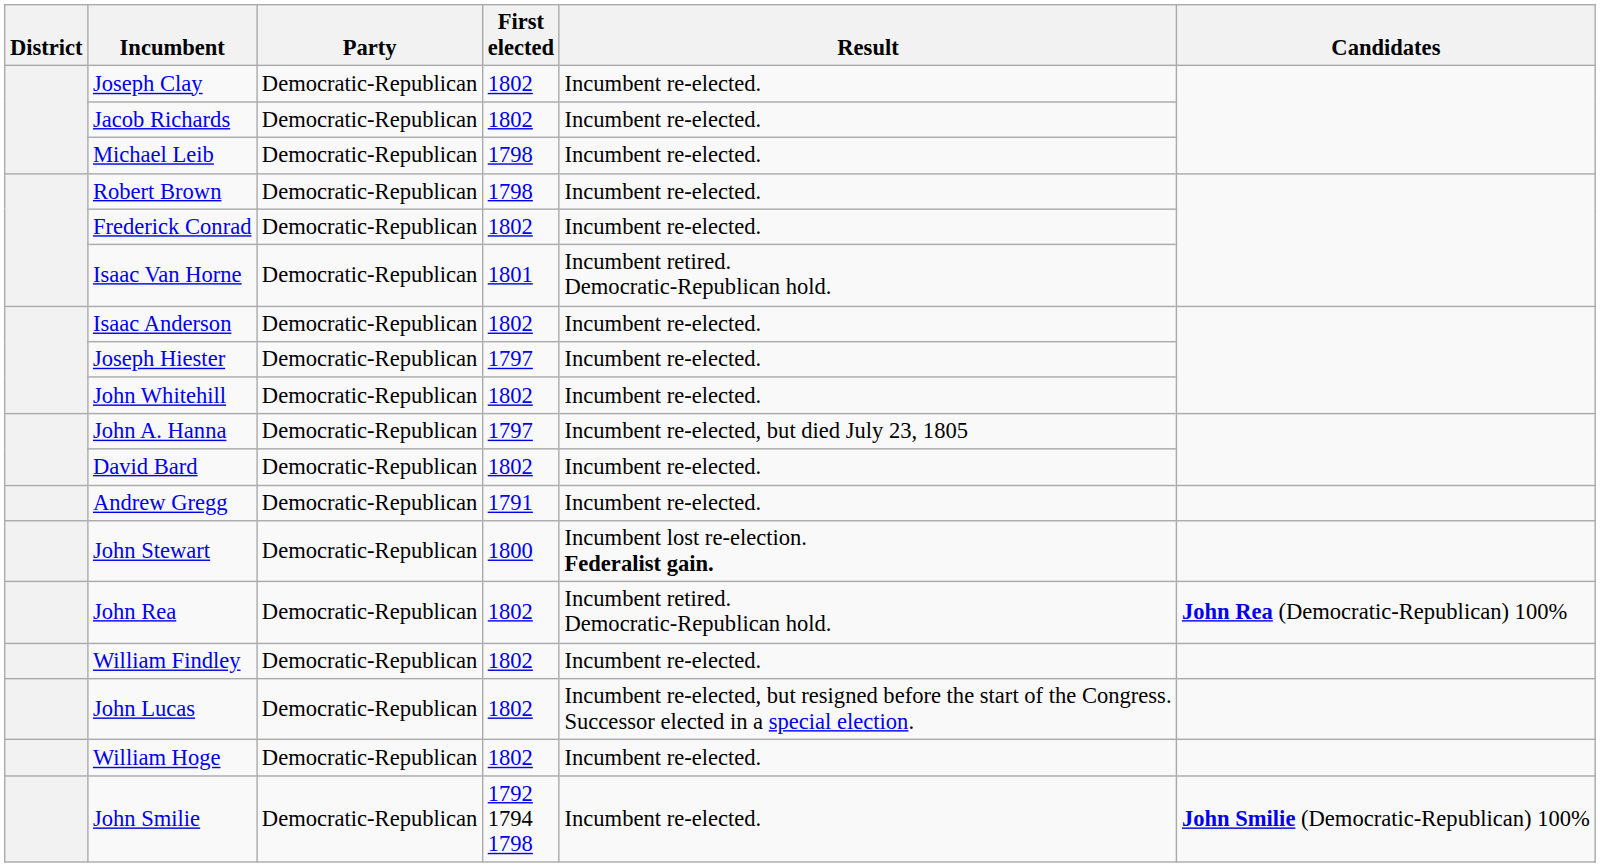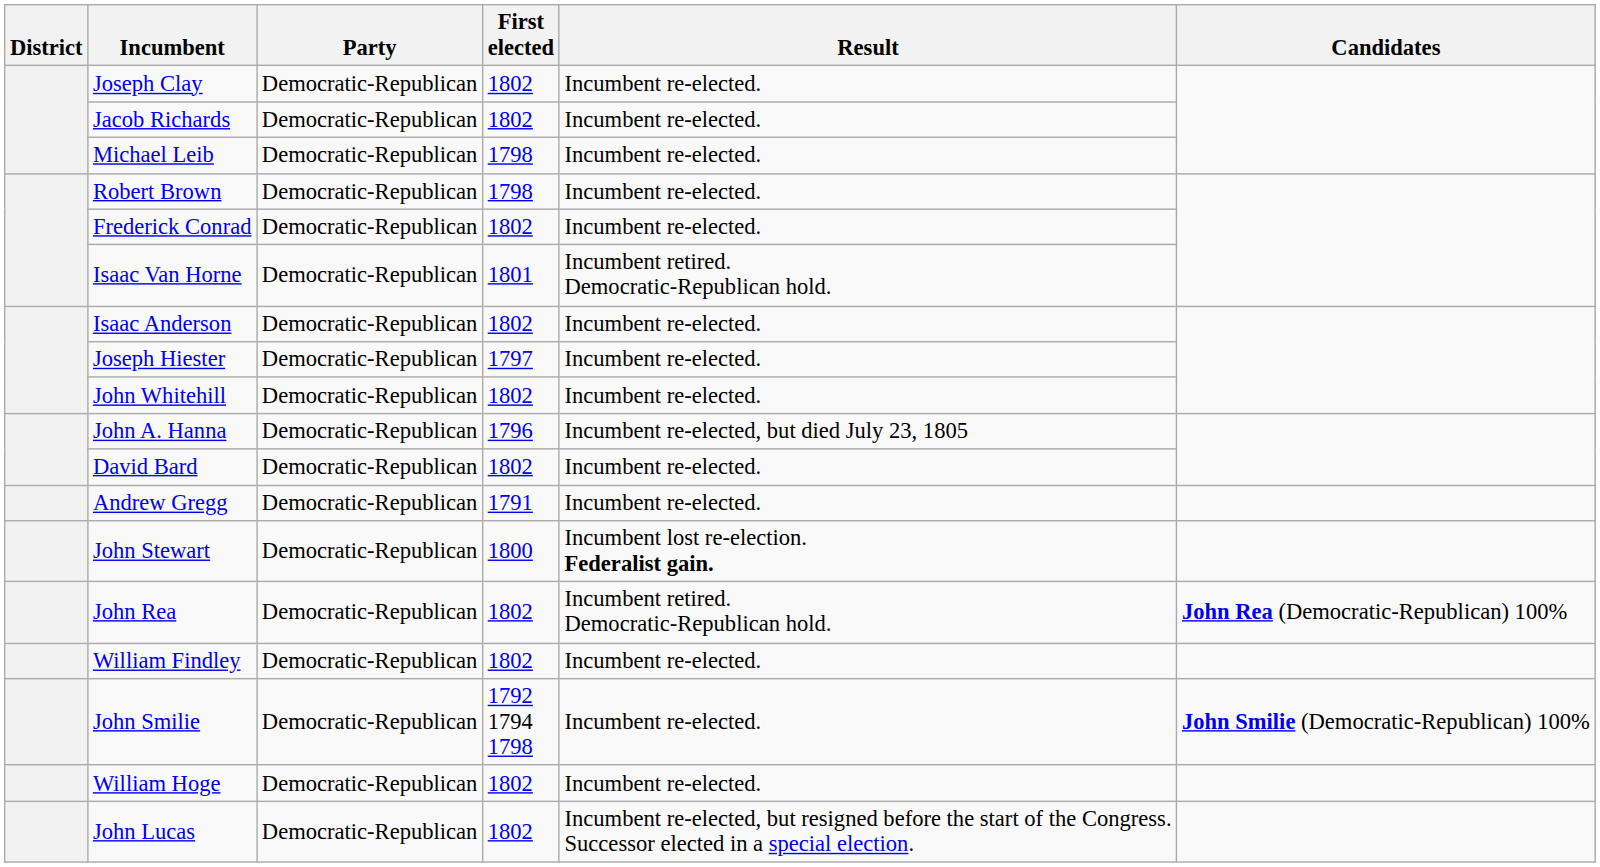(510, 430) 1797 -> (510, 430) 1796
rows swapped: (147, 818) <-> (144, 709)
